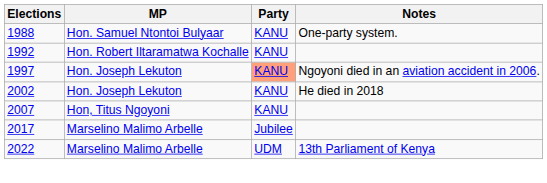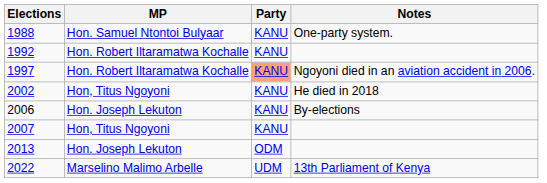(124, 71) Hon. Joseph Lekuton -> (158, 71) Hon. Robert Iltaramatwa Kochalle
(124, 91) Hon. Joseph Lekuton -> (118, 91) Hon, Titus Ngoyoni
+ row: (21, 110)
+ row: (21, 149)
- row: (21, 129)
